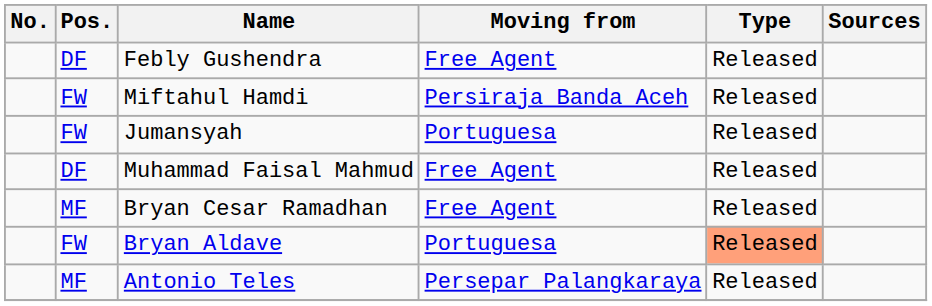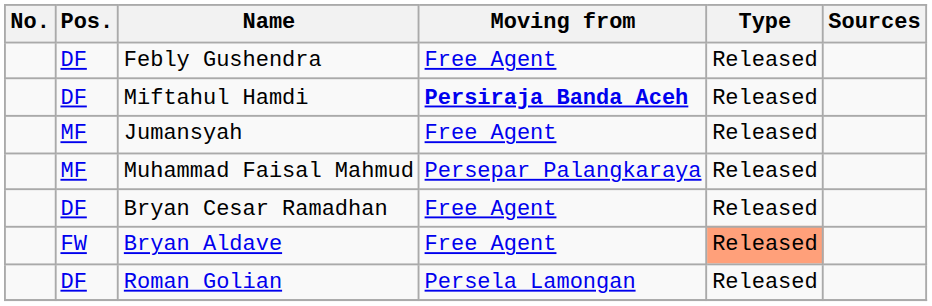(74, 97) FW -> (74, 97) DF
(556, 97) normal -> (556, 97) bold
(74, 134) FW -> (74, 134) MF
(491, 134) Portuguesa -> (491, 134) Free Agent
(74, 171) DF -> (74, 171) MF
(491, 171) Free Agent -> (563, 171) Persepar Palangkaraya
(74, 208) MF -> (74, 208) DF
(491, 245) Portuguesa -> (491, 245) Free Agent
+ row: (203, 282)
- row: (210, 282)
